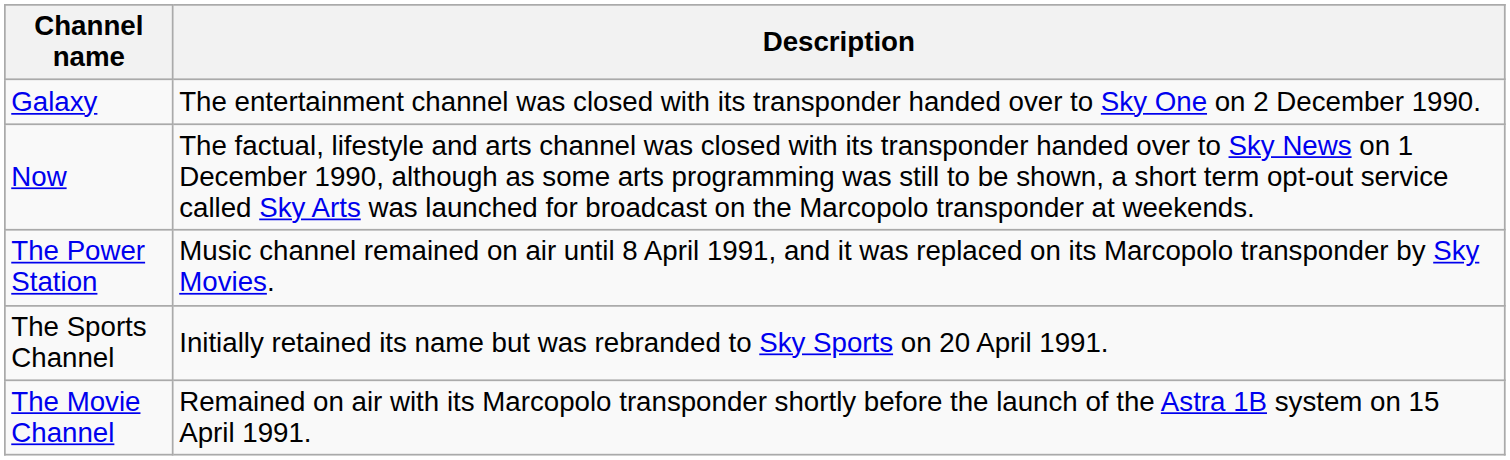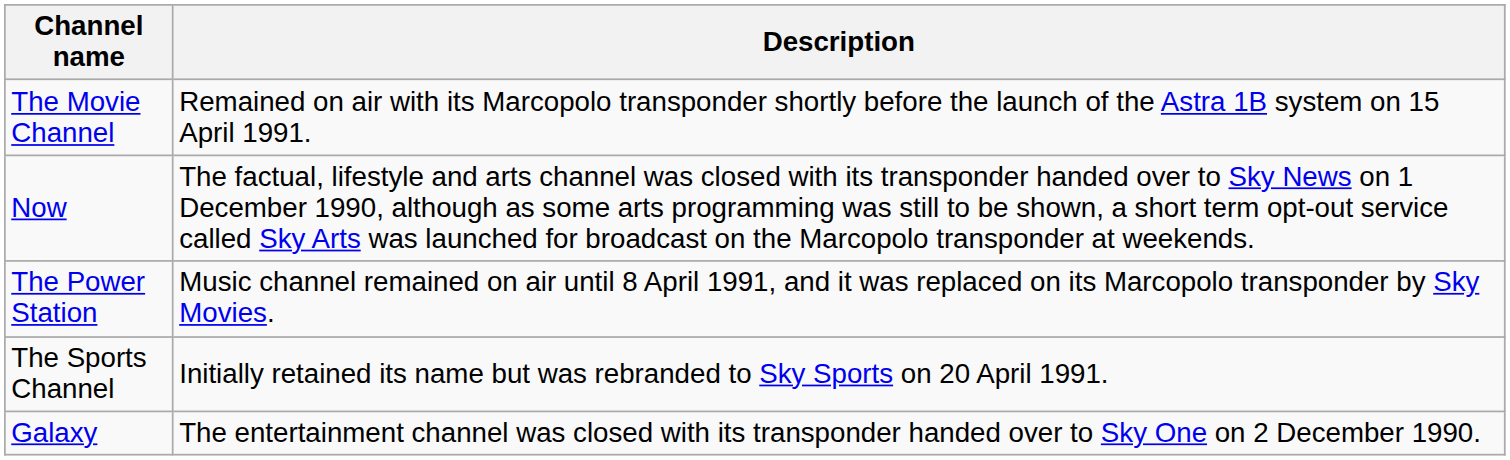rows swapped: (54, 101) <-> (76, 417)
